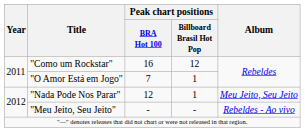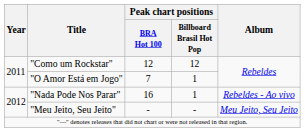(148, 64) 16 -> (148, 64) 12
(148, 94) 12 -> (148, 94) 16
(259, 94) Meu Jeito, Seu Jeito -> (259, 94) Rebeldes - Ao vivo
(259, 109) Rebeldes - Ao vivo -> (259, 109) Meu Jeito, Seu Jeito
